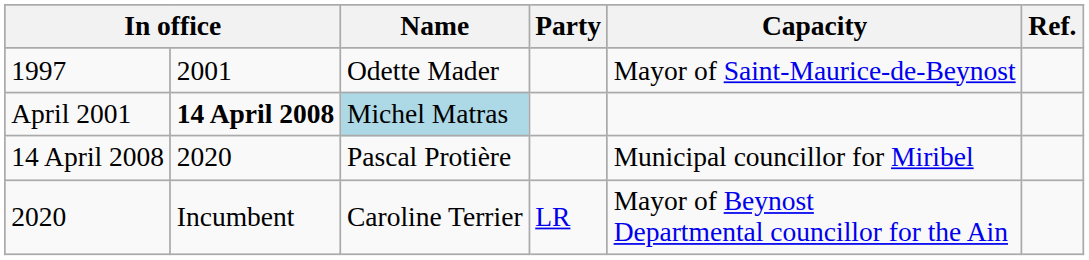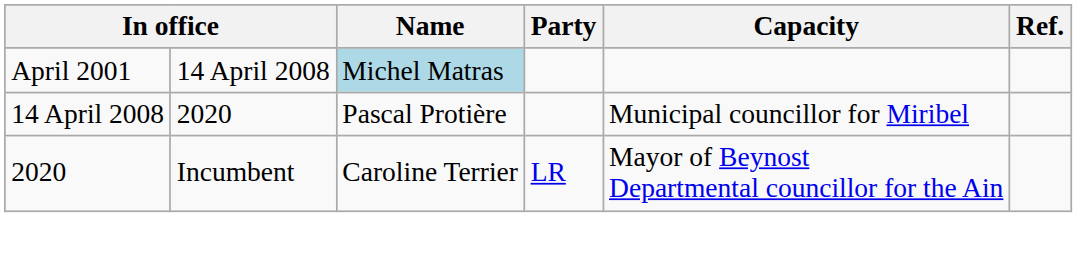- row: (39, 69)
(256, 113) bold -> (253, 69) normal
